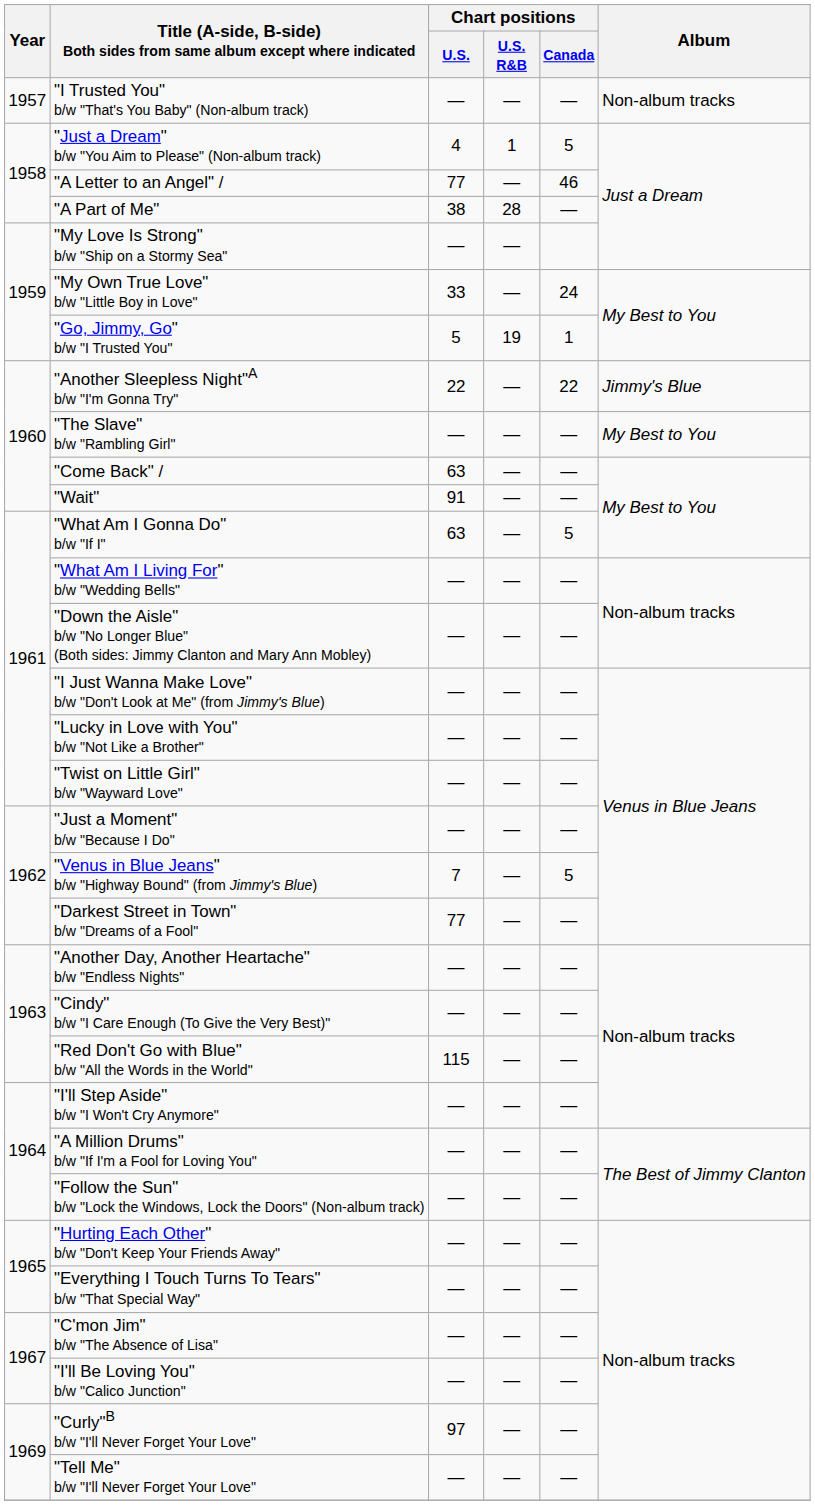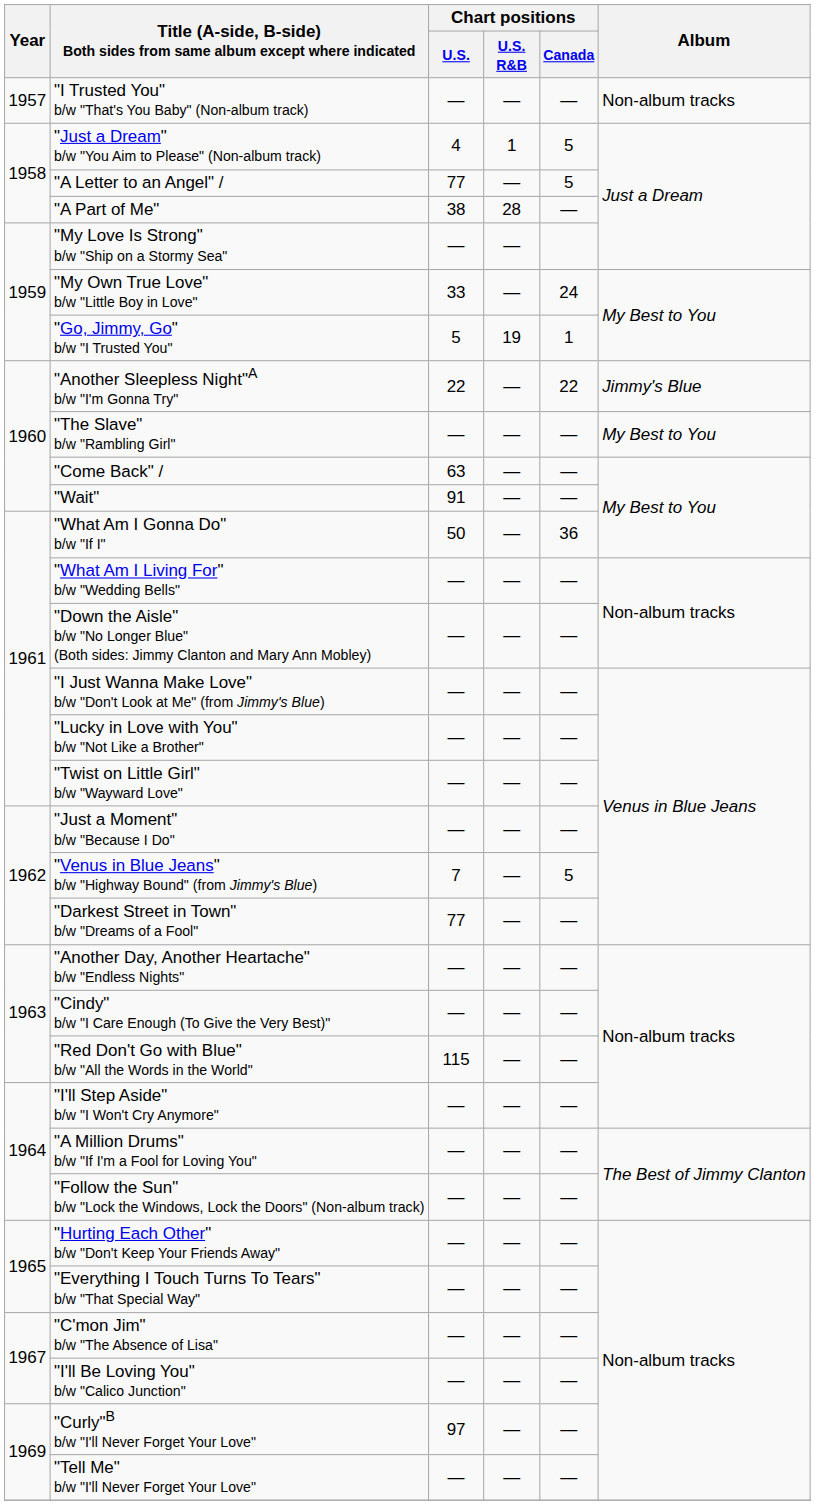(569, 182) 46 -> (569, 182) 5
(456, 534) 63 -> (456, 534) 50
(569, 534) 5 -> (569, 534) 36
